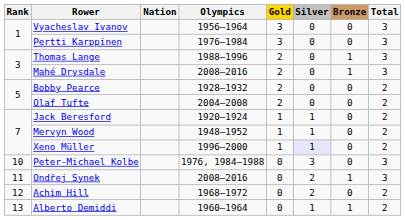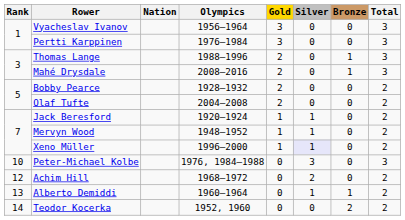- row: (67, 177)
+ row: (72, 207)
